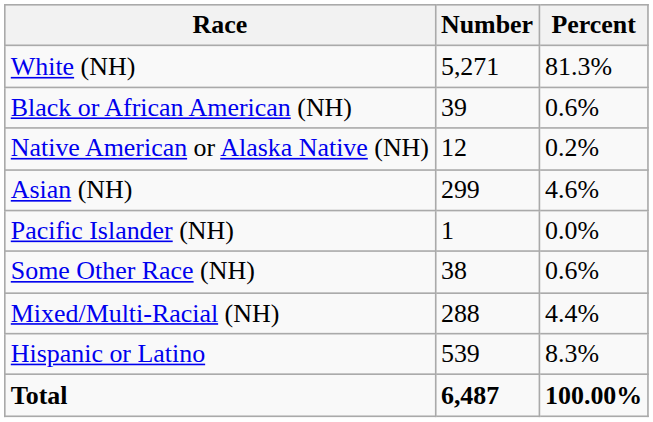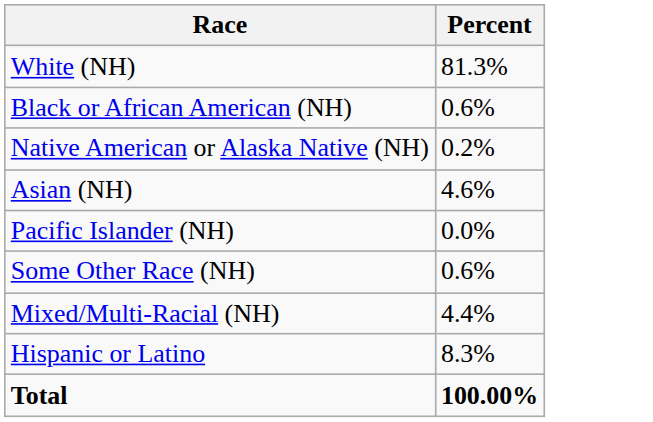- column: (487, 25)
